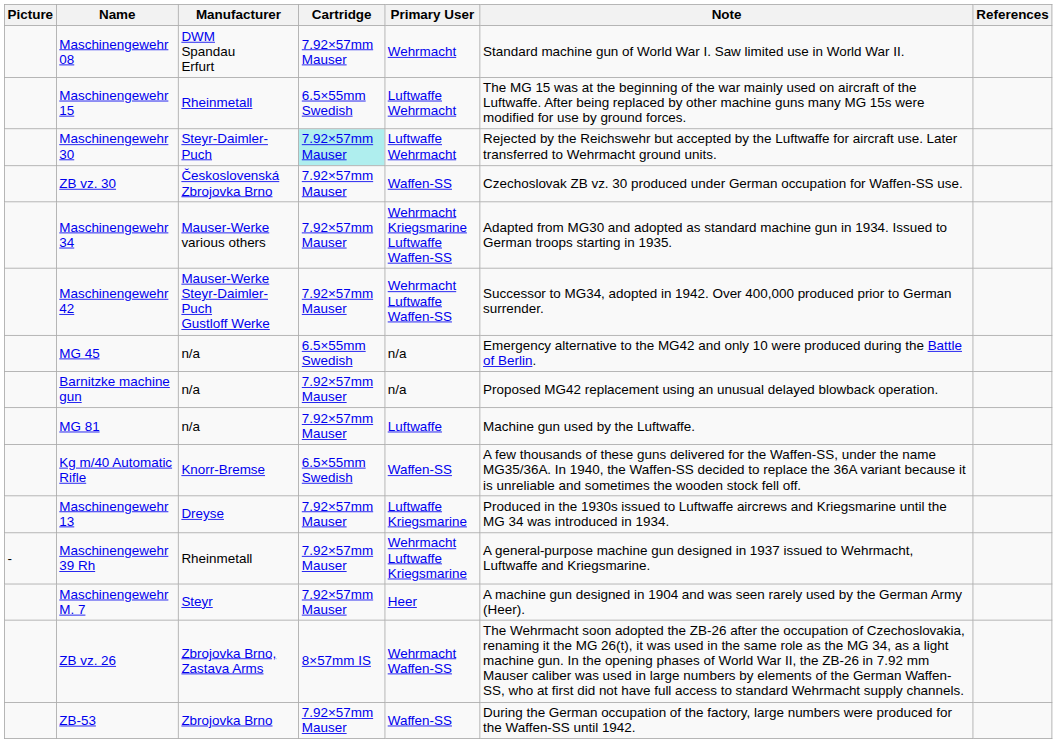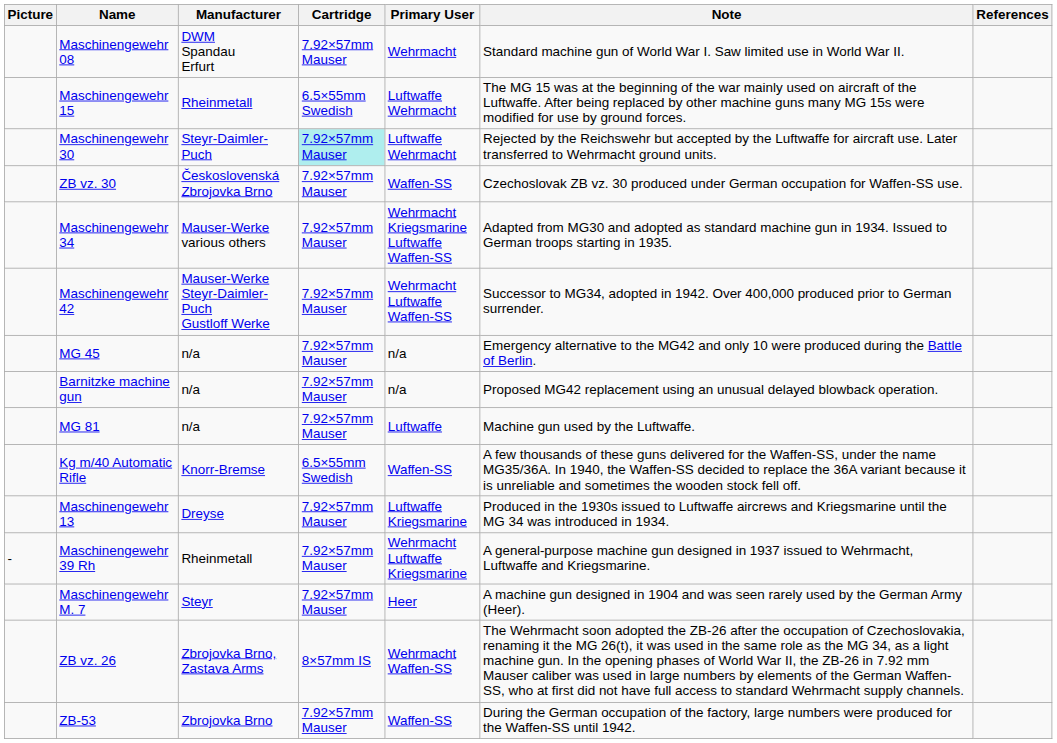(334, 353) 6.5×55mm Swedish -> (337, 353) 7.92×57mm Mauser
